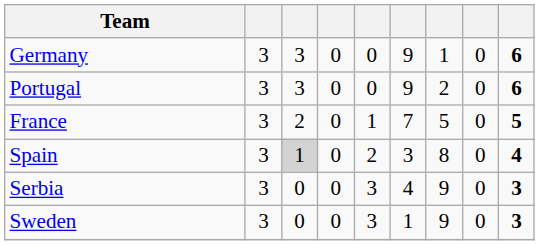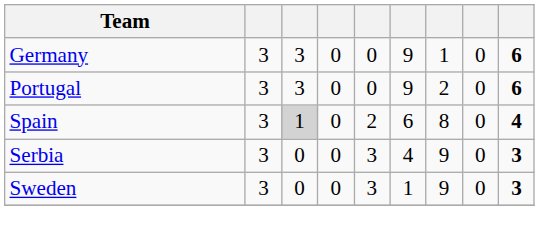- row: (38, 121)
(408, 155) 3 -> (408, 121) 6
